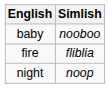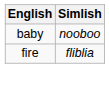- row: (30, 73)
